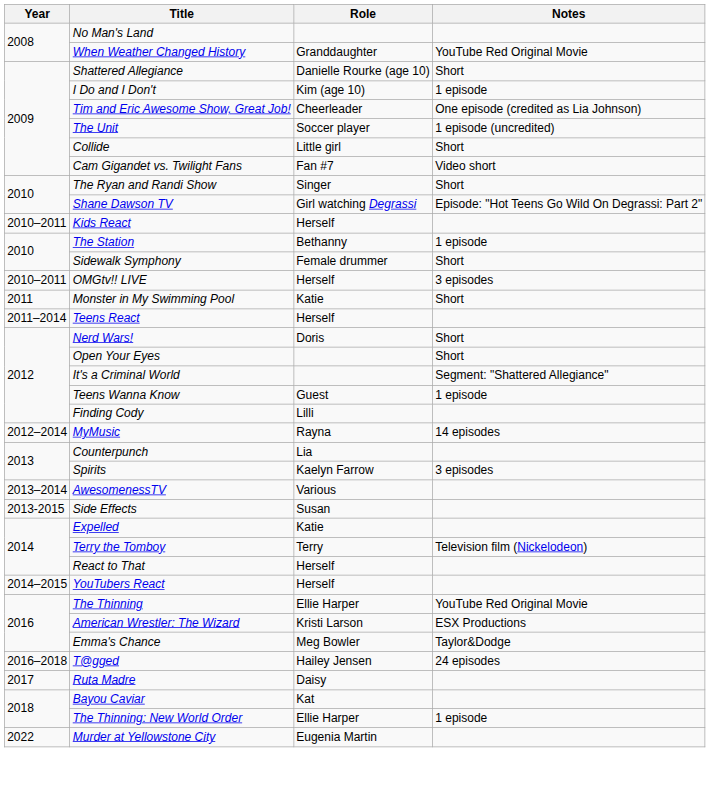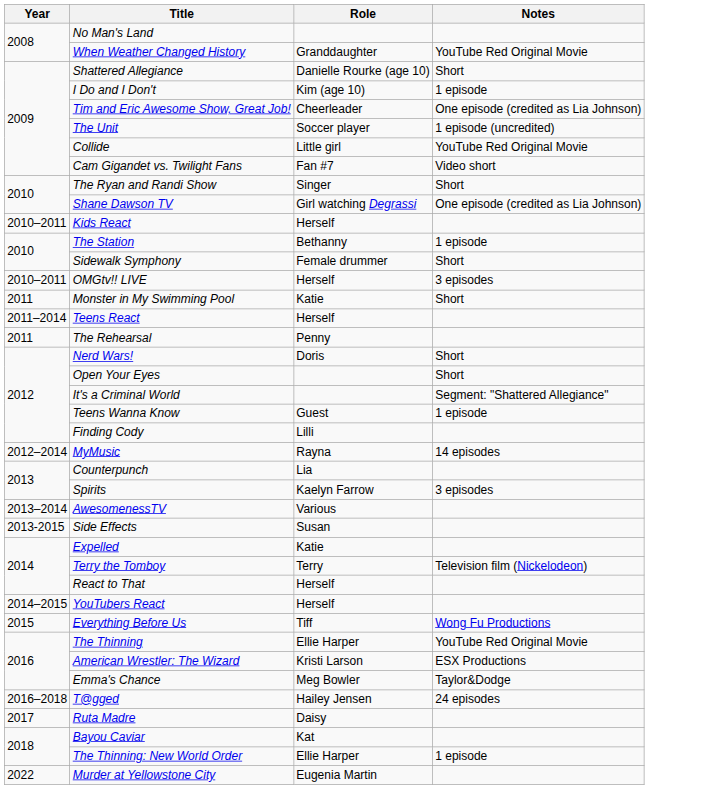(450, 147) Short -> (511, 147) YouTube Red Original Movie
(569, 204) Episode: "Hot Teens Go Wild On Degrassi: Part 2" -> (538, 204) One episode (credited as Lia Johnson)
+ row: (112, 337)
+ row: (129, 623)
